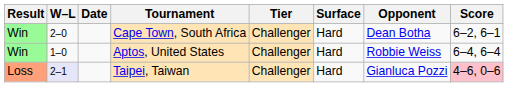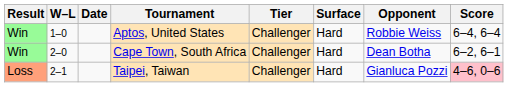rows swapped: (169, 52) <-> (180, 33)
(58, 72) lavender background -> (58, 72) no background
